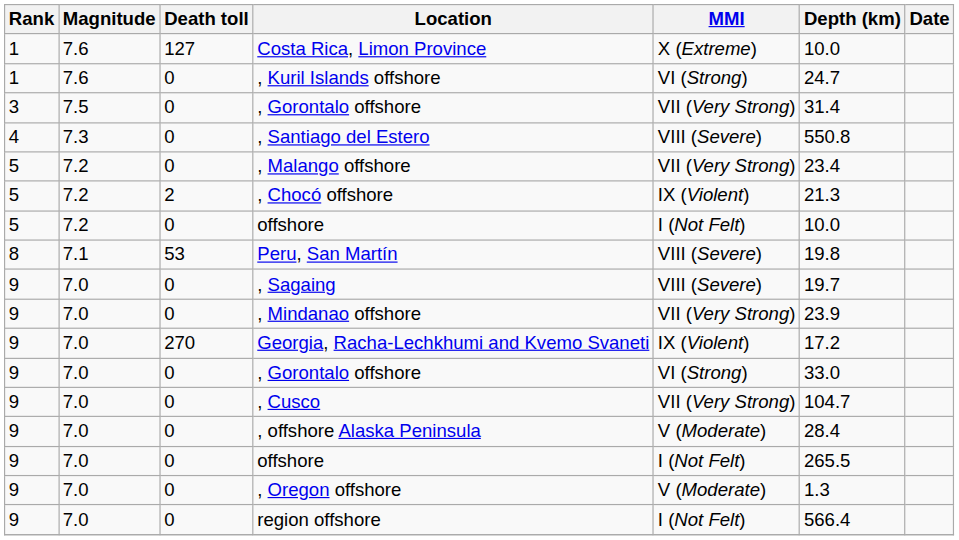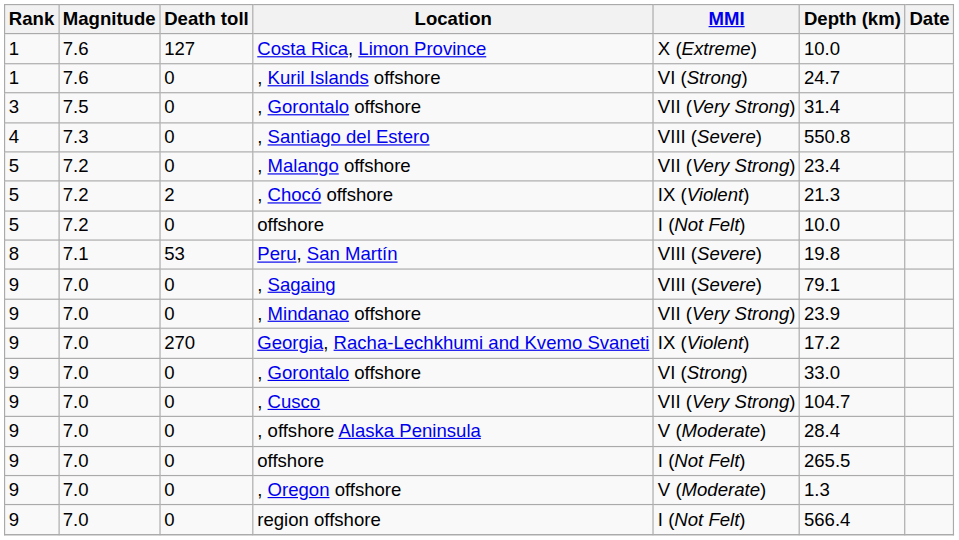(822, 284) 19.7 -> (822, 284) 79.1
